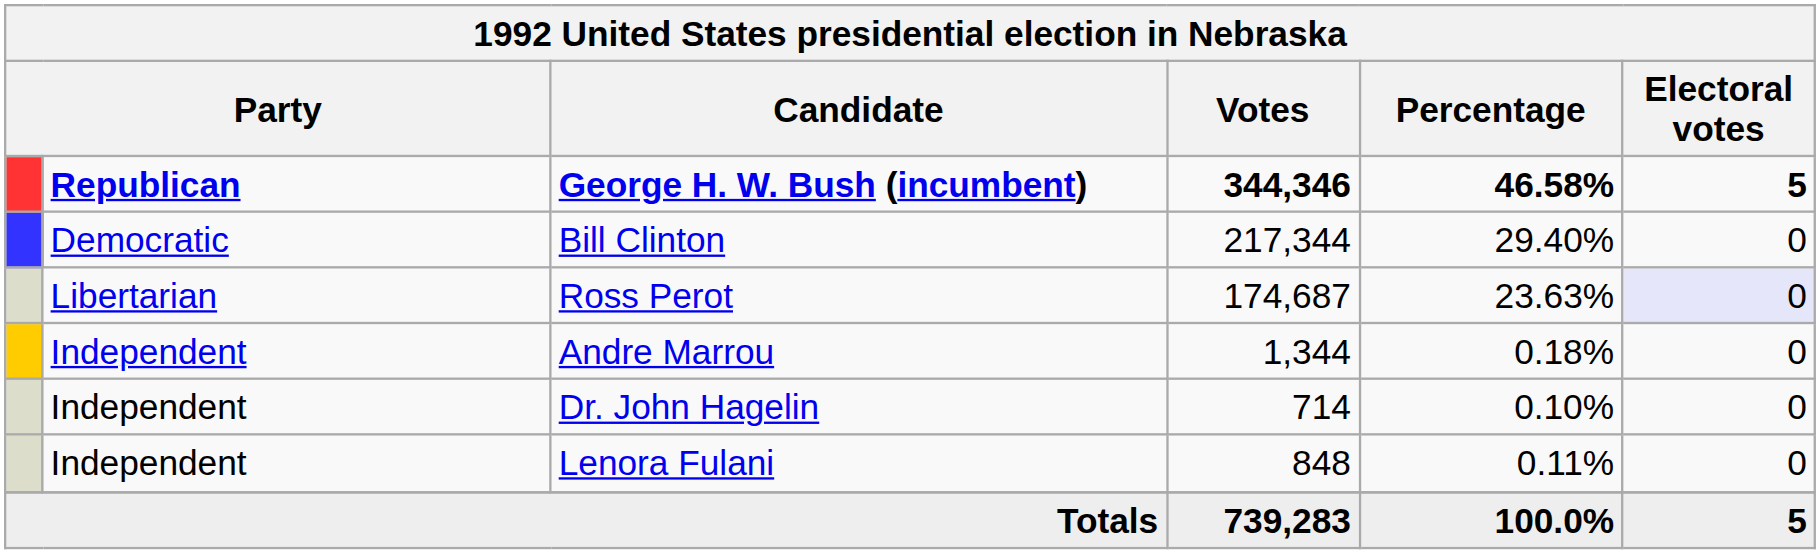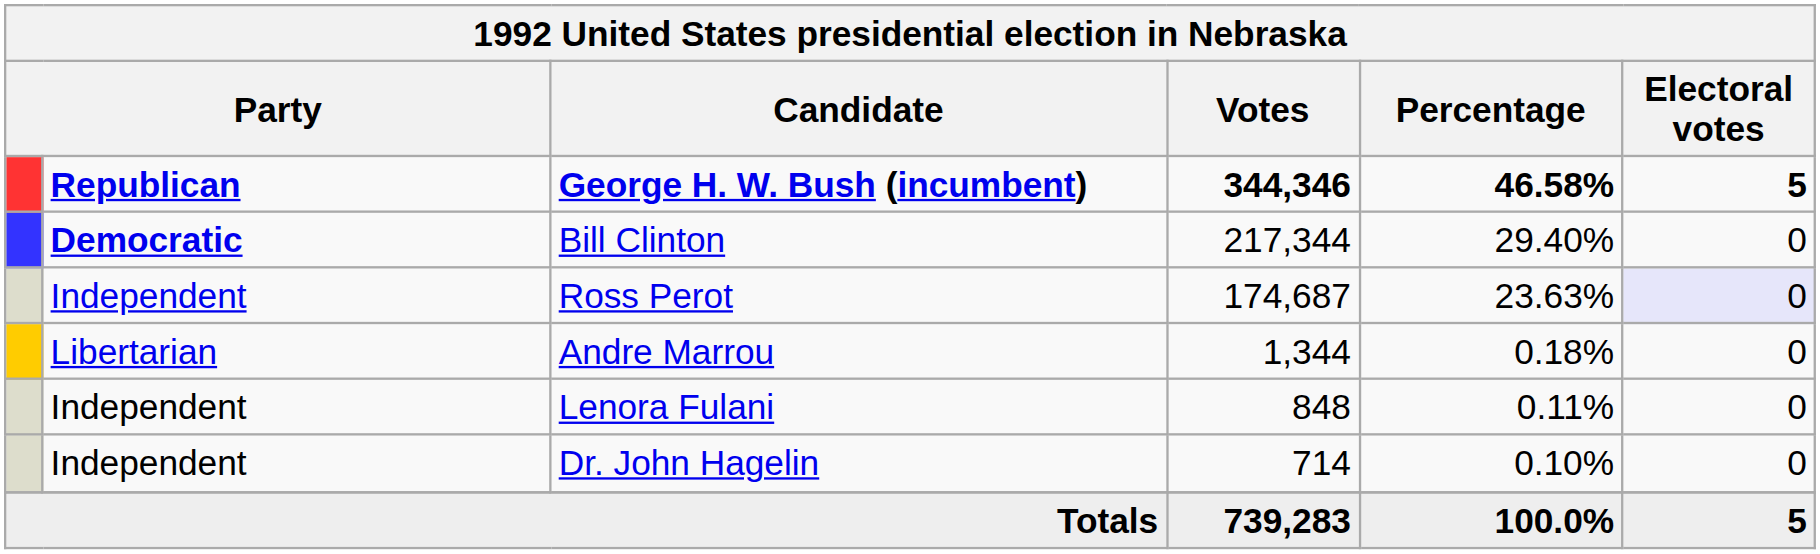(140, 240) normal -> (147, 240) bold
(134, 296) Libertarian -> (149, 296) Independent
(149, 352) Independent -> (134, 352) Libertarian
rows swapped: (666, 463) <-> (689, 408)
